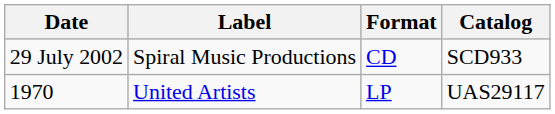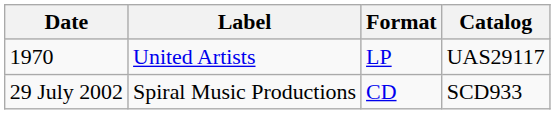rows swapped: (32, 91) <-> (66, 56)
